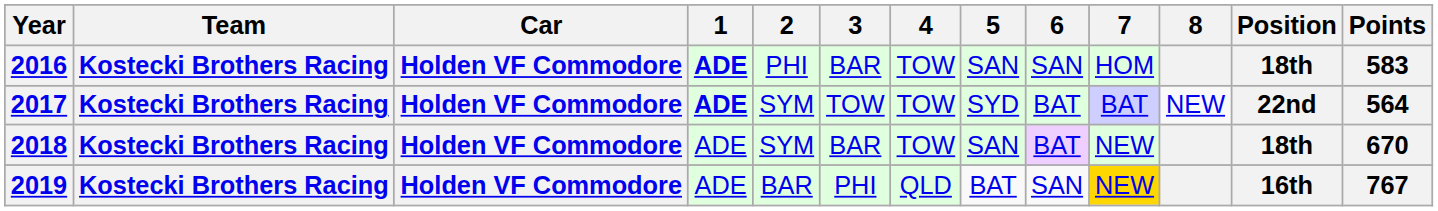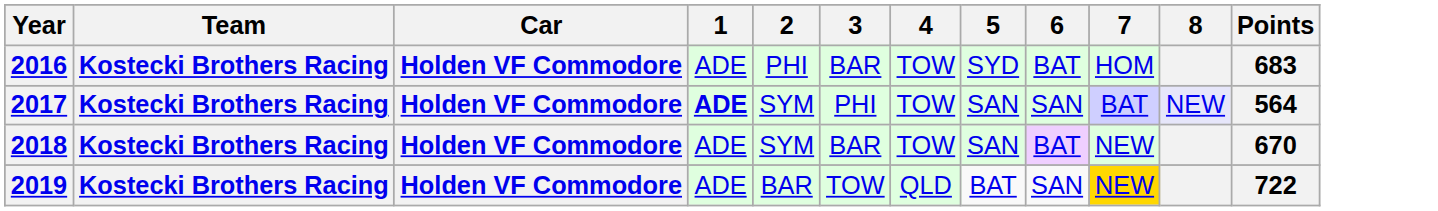- column: (1287, 25)
(721, 65) bold -> (721, 65) normal
(993, 65) SAN -> (993, 65) SYD
(1057, 65) SAN -> (1057, 65) BAT
(1387, 65) 583 -> (1276, 65) 683
(855, 105) TOW -> (855, 105) PHI
(993, 105) SYD -> (993, 105) SAN
(1057, 105) BAT -> (1057, 105) SAN
(1196, 105) no background -> (1196, 105) lavender background
(855, 185) PHI -> (855, 185) TOW
(1387, 185) 767 -> (1276, 185) 722
